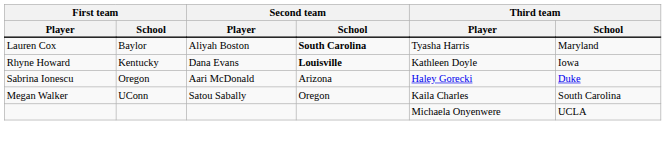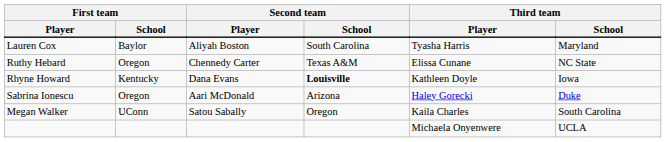(332, 46) bold -> (338, 46) normal
+ row: (36, 62)
